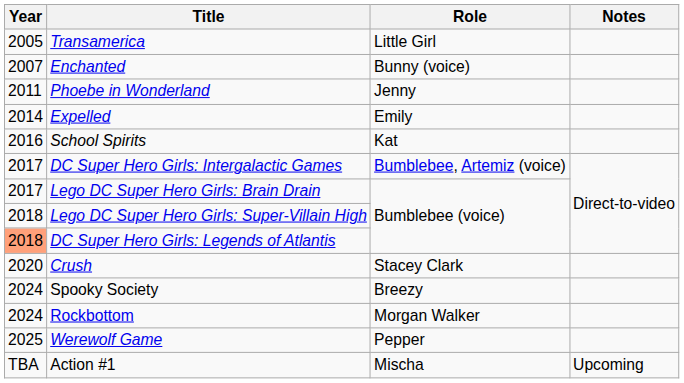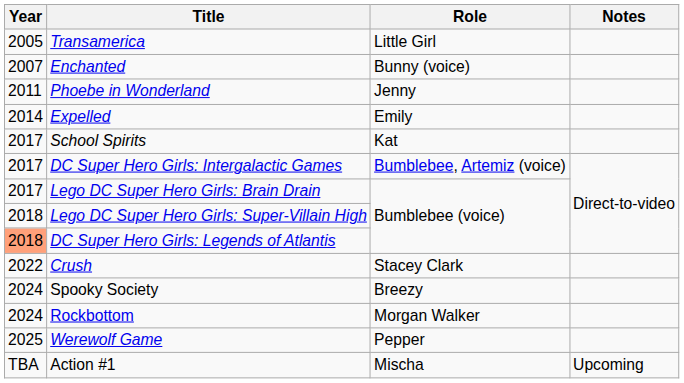(26, 141) 2016 -> (26, 141) 2017
(26, 265) 2020 -> (26, 265) 2022
